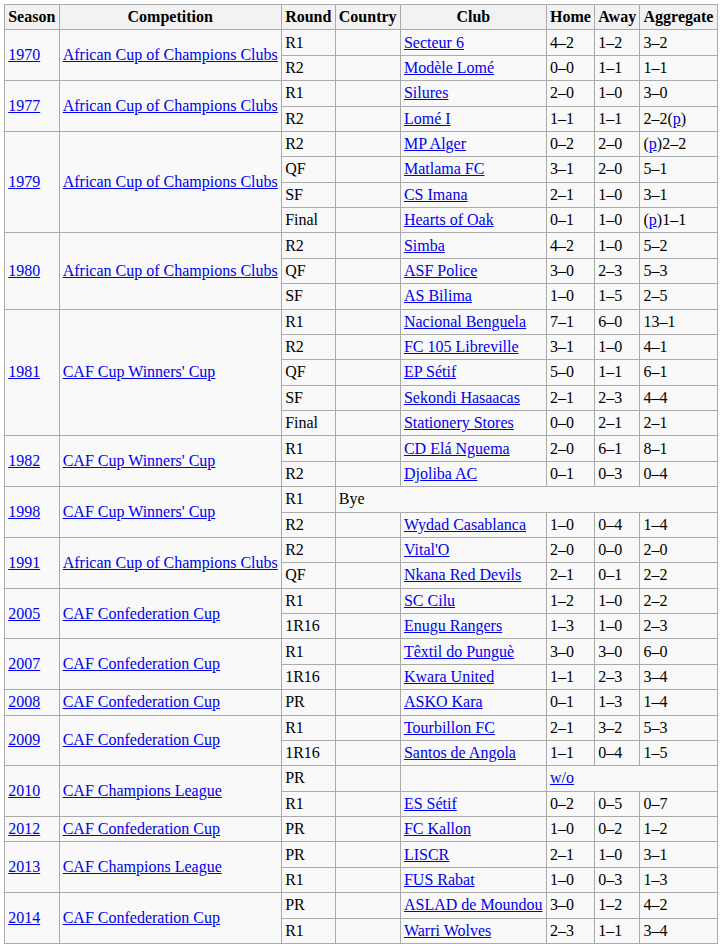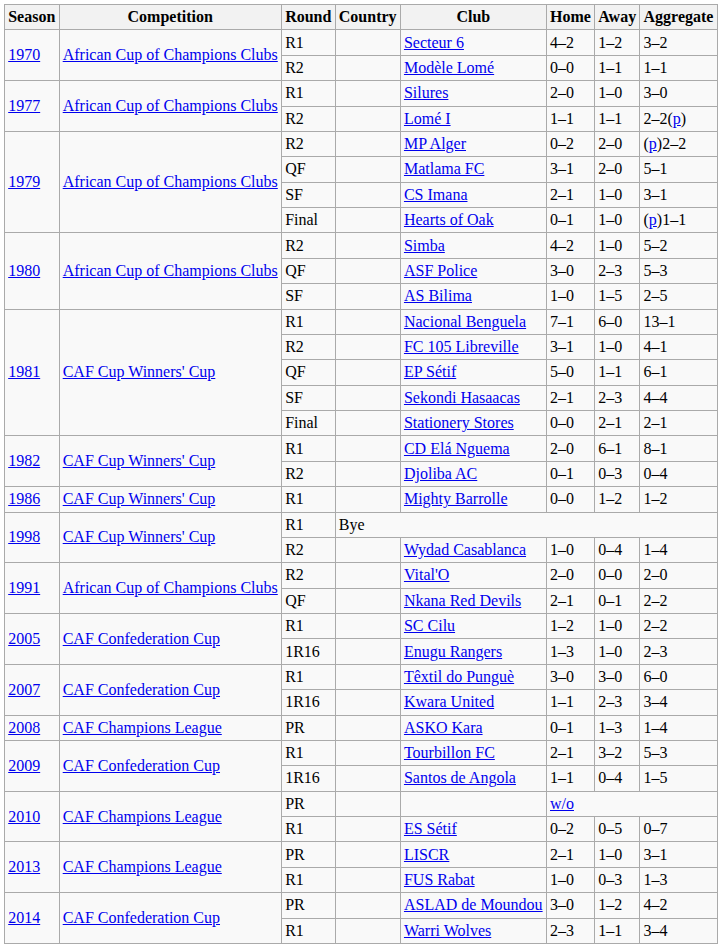+ row: (24, 499)
(141, 702) CAF Confederation Cup -> (142, 727) CAF Champions League
- row: (24, 829)
